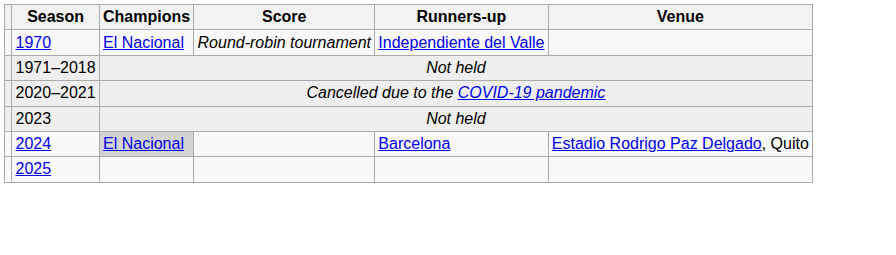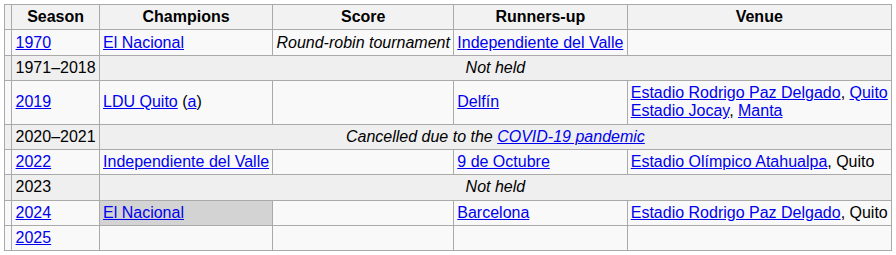+ row: (33, 102)
+ row: (33, 162)
